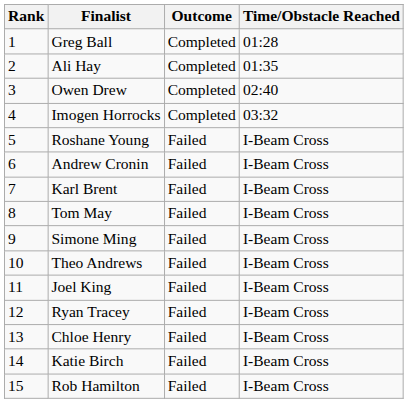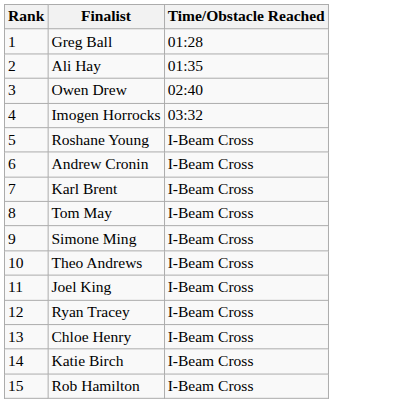- column: (202, 16)
